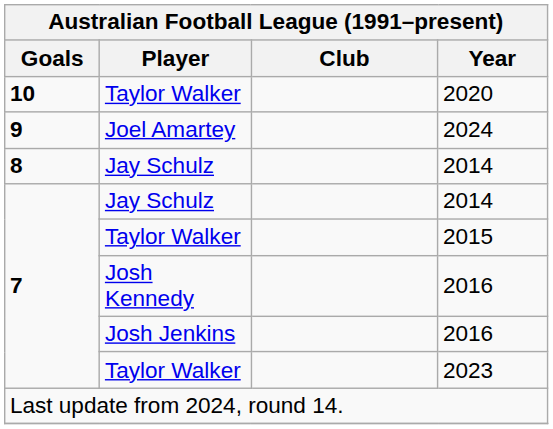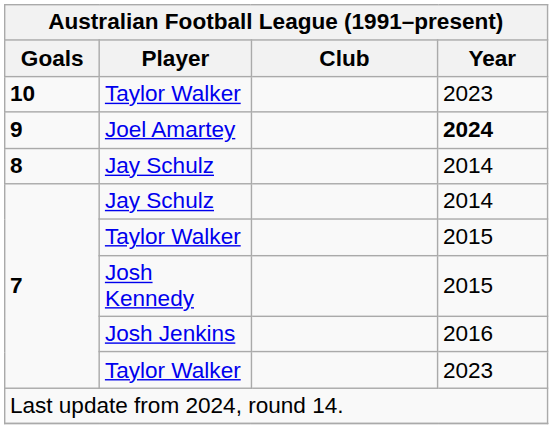(468, 93) 2020 -> (468, 93) 2023
(468, 129) normal -> (468, 129) bold
(468, 285) 2016 -> (468, 285) 2015
